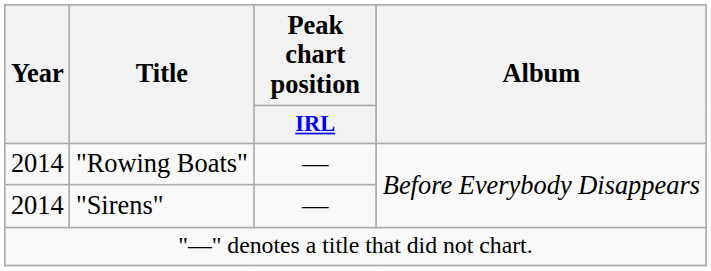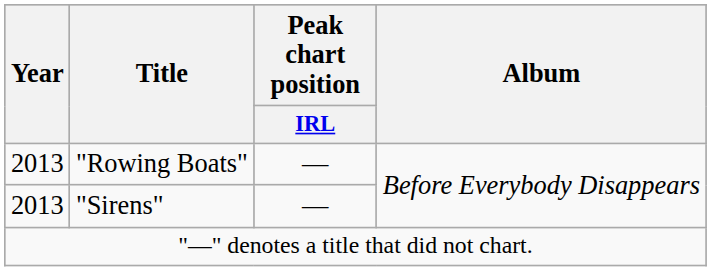(37, 163) 2014 -> (37, 163) 2013
(37, 205) 2014 -> (37, 205) 2013
